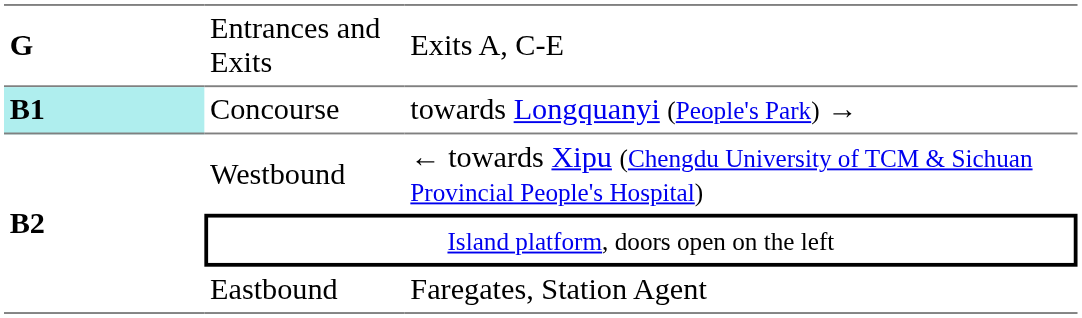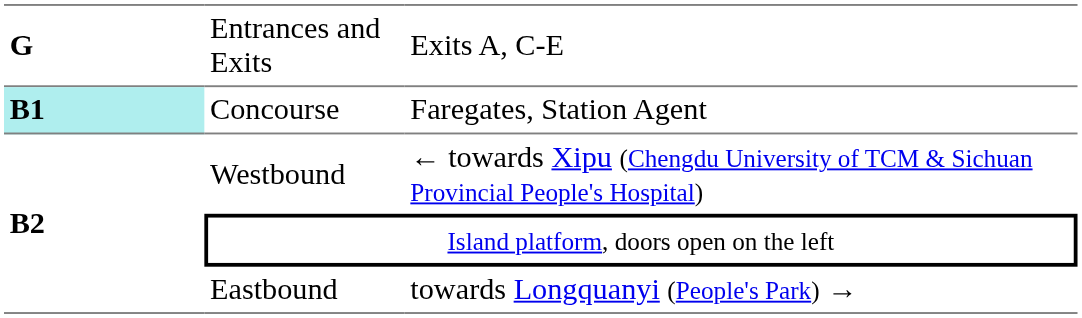(634, 109) towards Longquanyi (People's Park) → -> (559, 109) Faregates, Station Agent
(559, 288) Faregates, Station Agent -> (634, 288) towards Longquanyi (People's Park) →
